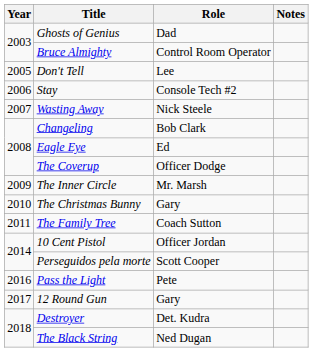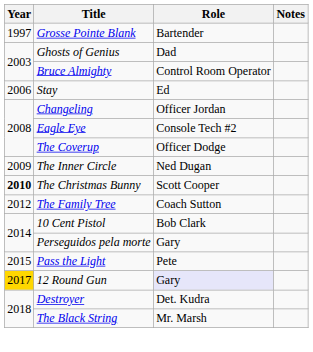+ row: (86, 33)
- row: (60, 71)
(196, 90) Console Tech #2 -> (163, 90) Ed
- row: (70, 109)
(181, 128) Bob Clark -> (191, 109) Officer Jordan
(163, 147) Ed -> (196, 128) Console Tech #2
(182, 185) Mr. Marsh -> (184, 166) Ned Dugan
(19, 204) normal -> (19, 185) bold
(168, 204) Gary -> (188, 185) Scott Cooper
(19, 223) 2011 -> (19, 204) 2012
(191, 242) Officer Jordan -> (181, 223) Bob Clark
(188, 261) Scott Cooper -> (168, 242) Gary
(19, 280) 2016 -> (19, 261) 2015
(19, 299) no background -> (19, 280) gold background
(168, 299) no background -> (168, 280) lavender background
(184, 337) Ned Dugan -> (182, 318) Mr. Marsh
